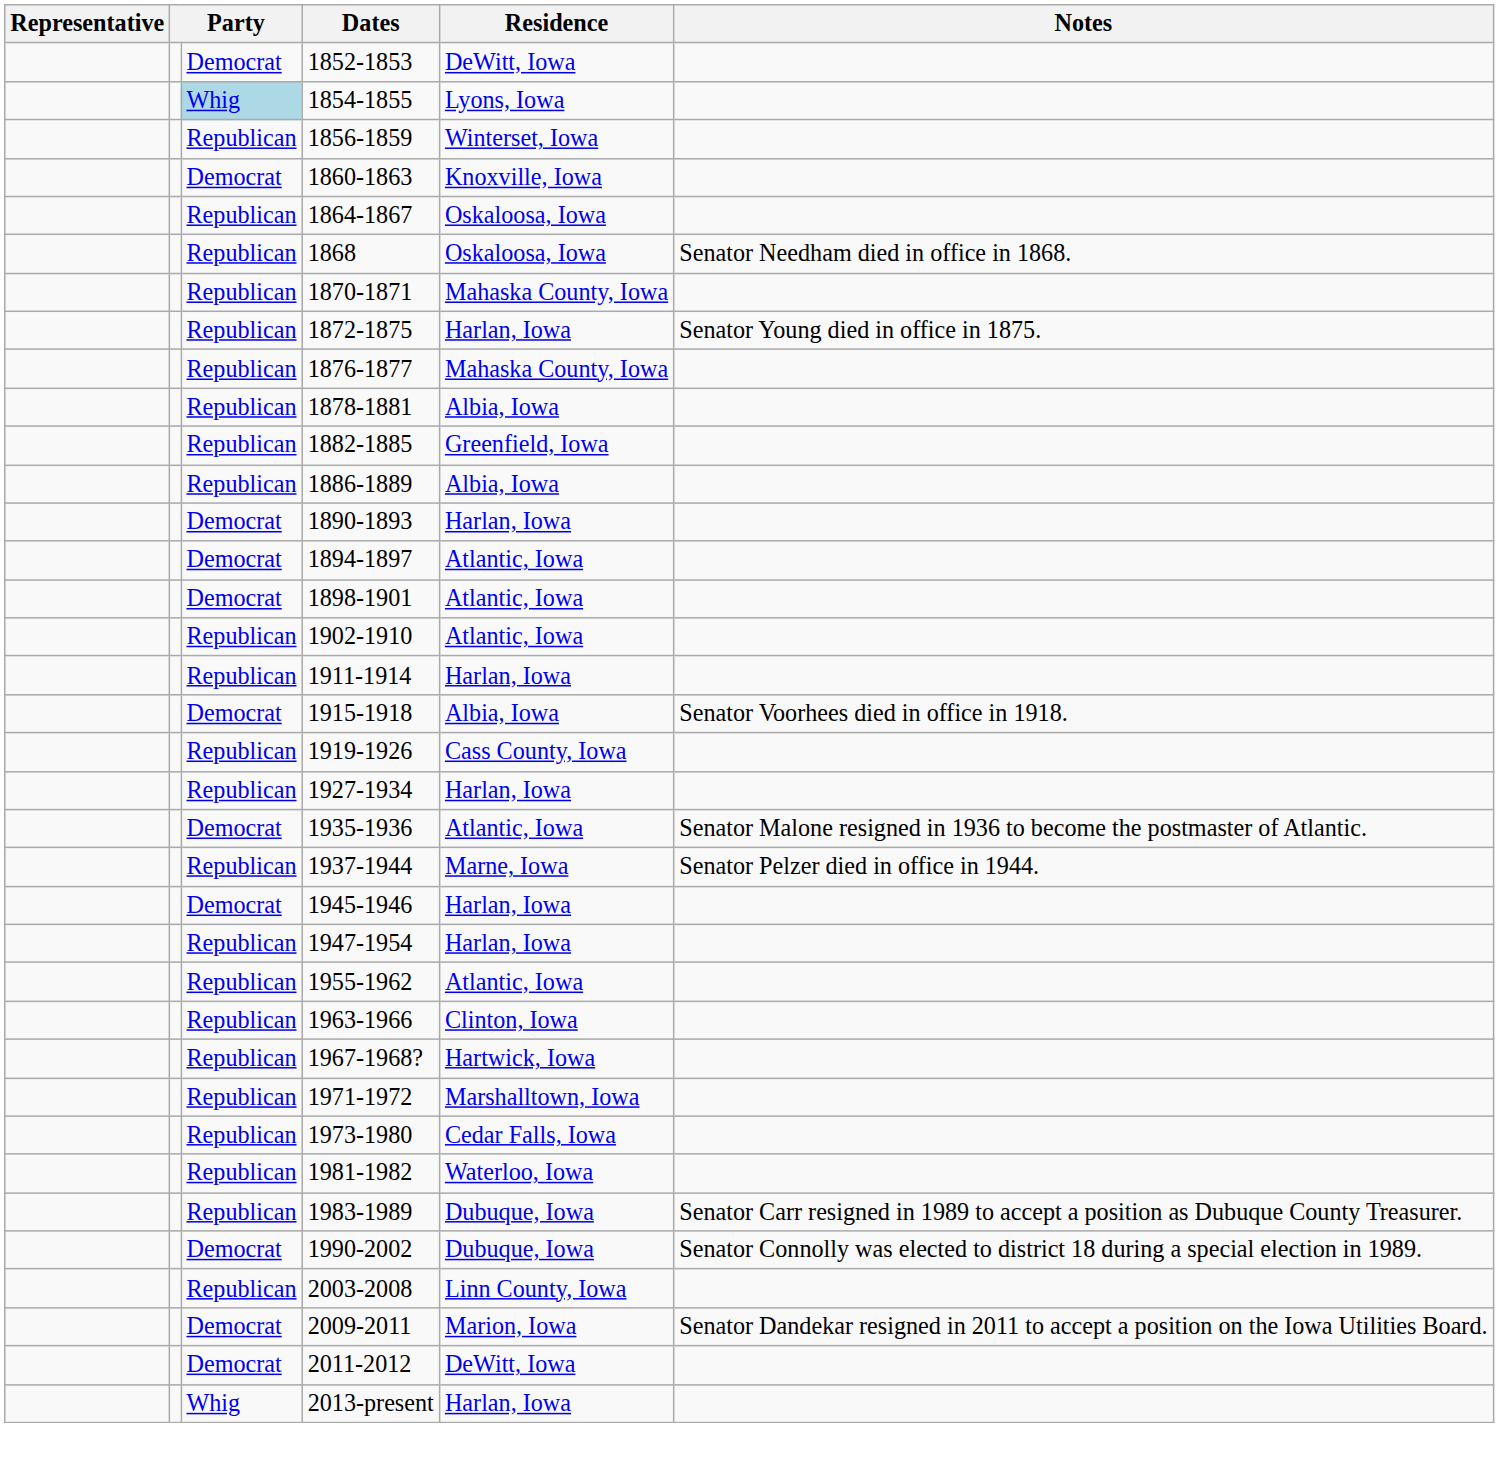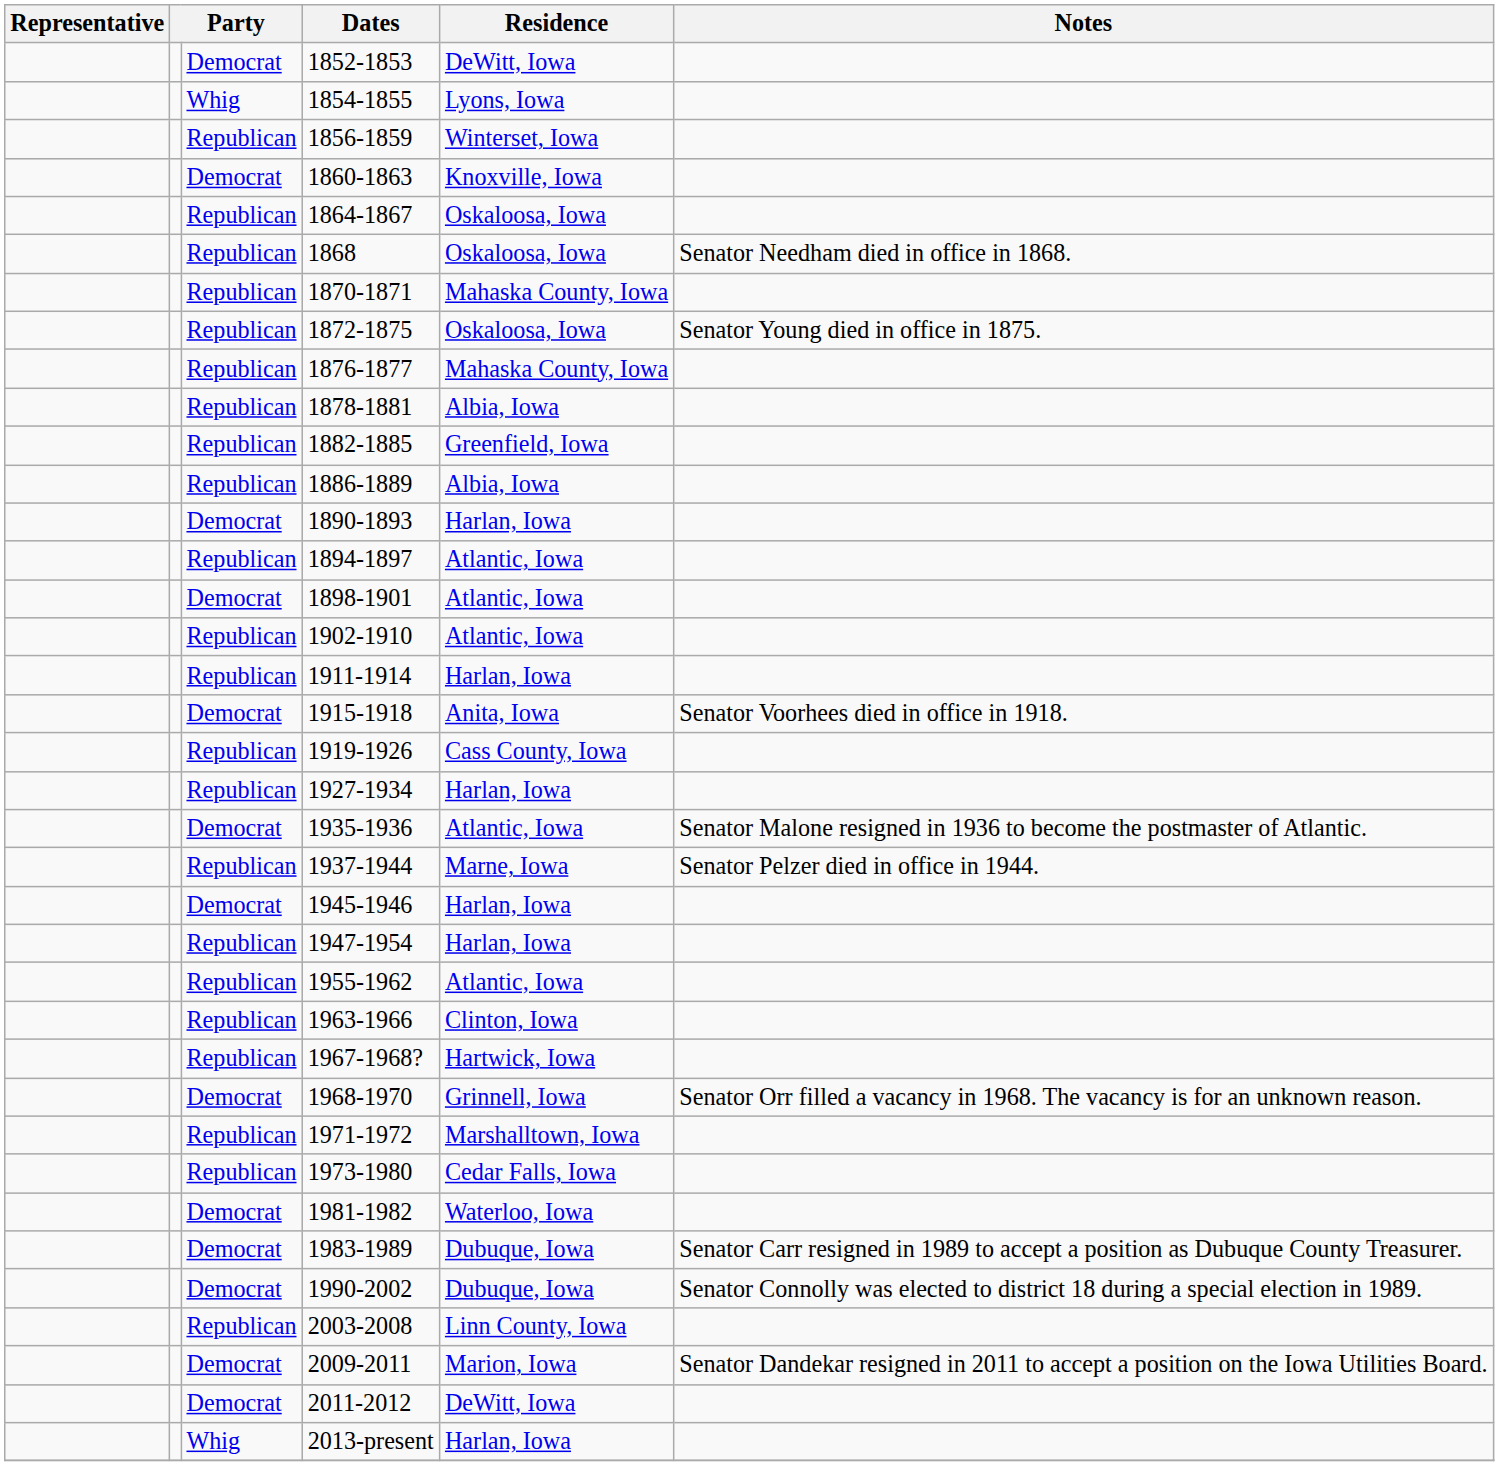(213, 100) lightblue background -> (213, 100) no background
(508, 330) Harlan, Iowa -> (525, 330) Oskaloosa, Iowa
(234, 560) Democrat -> (241, 560) Republican
(502, 713) Albia, Iowa -> (502, 713) Anita, Iowa
+ row: (360, 1096)
(241, 1173) Republican -> (234, 1211) Democrat
(241, 1211) Republican -> (234, 1249) Democrat
